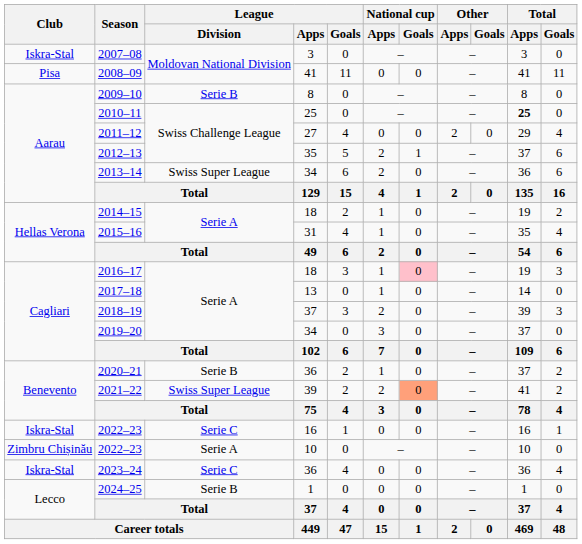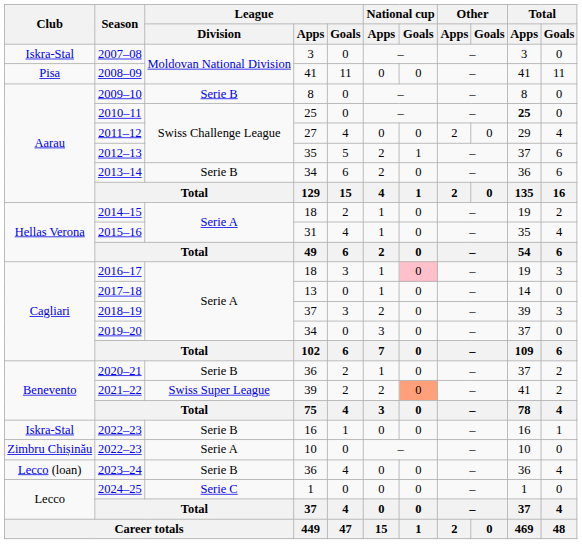(219, 172) Swiss Super League -> (219, 172) Serie B
(219, 430) Serie C -> (219, 430) Serie B
(50, 469) Iskra-Stal -> (50, 469) Lecco (loan)
(219, 469) Serie C -> (219, 469) Serie B
(219, 489) Serie B -> (219, 489) Serie C
